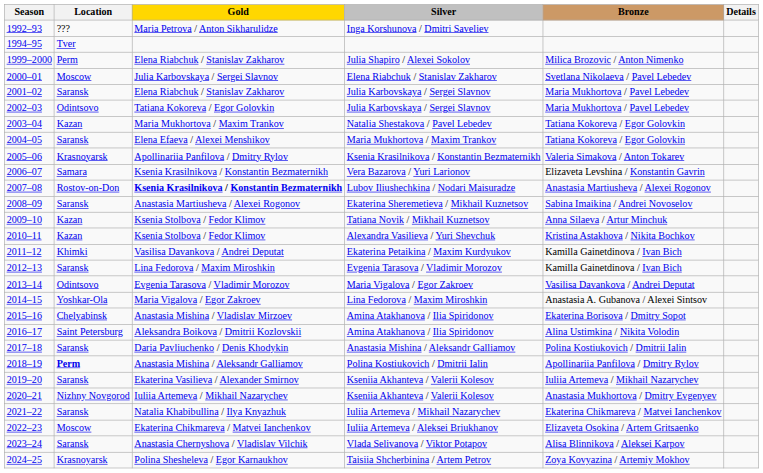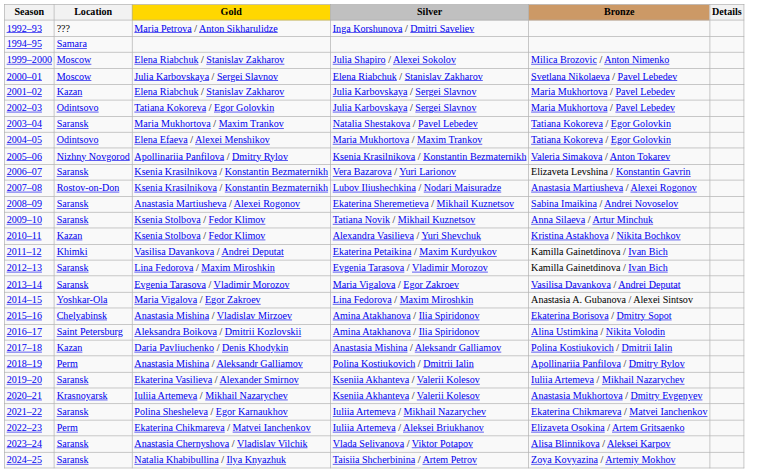(66, 44) Tver -> (72, 44) Samara
(67, 60) Perm -> (74, 60) Moscow
(73, 92) Saransk -> (70, 92) Kazan
(70, 124) Kazan -> (73, 124) Saransk
(73, 140) Saransk -> (78, 140) Odintsovo
(82, 156) Krasnoyarsk -> (93, 156) Nizhny Novgorod
(72, 172) Samara -> (73, 172) Saransk
(238, 188) bold -> (231, 188) normal
(70, 220) Kazan -> (73, 220) Saransk
(78, 284) Odintsovo -> (73, 284) Saransk
(73, 348) Saransk -> (70, 348) Kazan
(68, 364) bold -> (67, 364) normal
(93, 396) Nizhny Novgorod -> (82, 396) Krasnoyarsk
(210, 412) Natalia Khabibullina / Ilya Knyazhuk -> (211, 412) Polina Shesheleva / Egor Karnaukhov
(74, 428) Moscow -> (67, 428) Perm
(82, 460) Krasnoyarsk -> (73, 460) Saransk
(211, 460) Polina Shesheleva / Egor Karnaukhov -> (210, 460) Natalia Khabibullina / Ilya Knyazhuk
